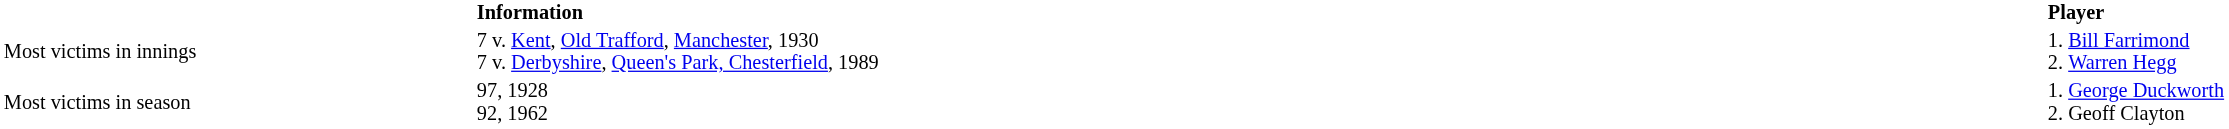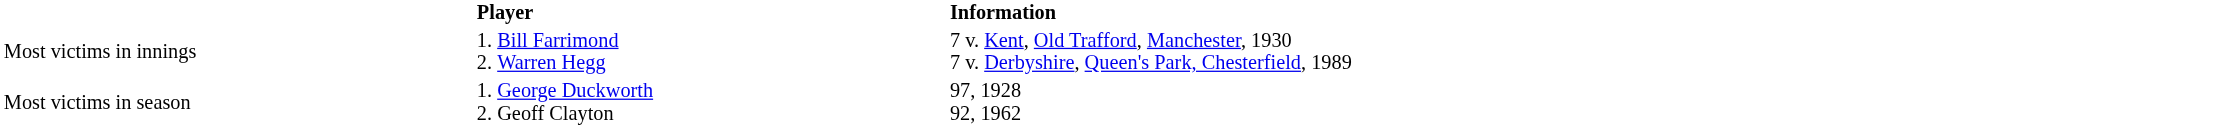columns swapped: (2076, 12) <-> (530, 12)
